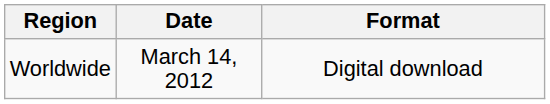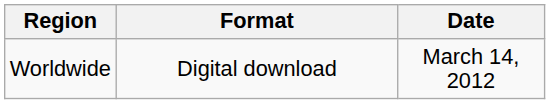columns swapped: (189, 21) <-> (403, 21)
